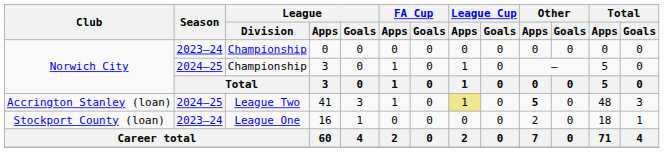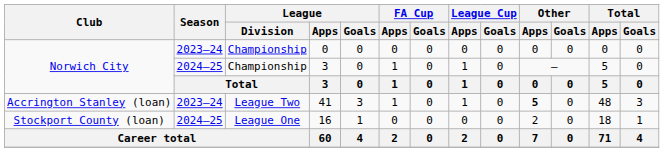(200, 102) 2024–25 -> (200, 102) 2023–24
(465, 102) khaki background -> (465, 102) no background
(200, 120) 2023–24 -> (200, 120) 2024–25
